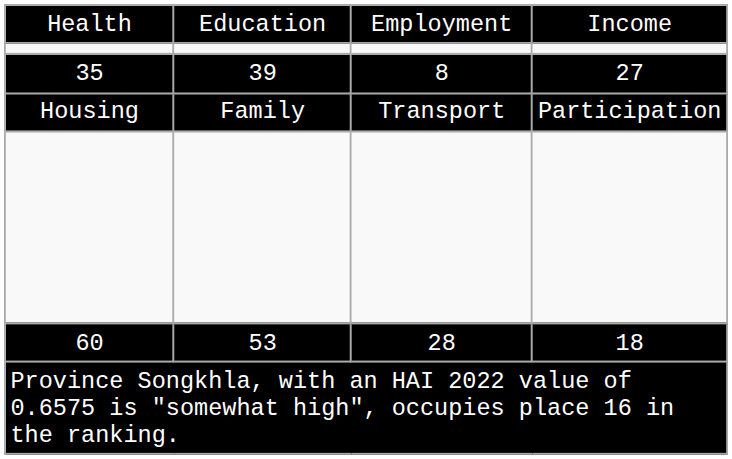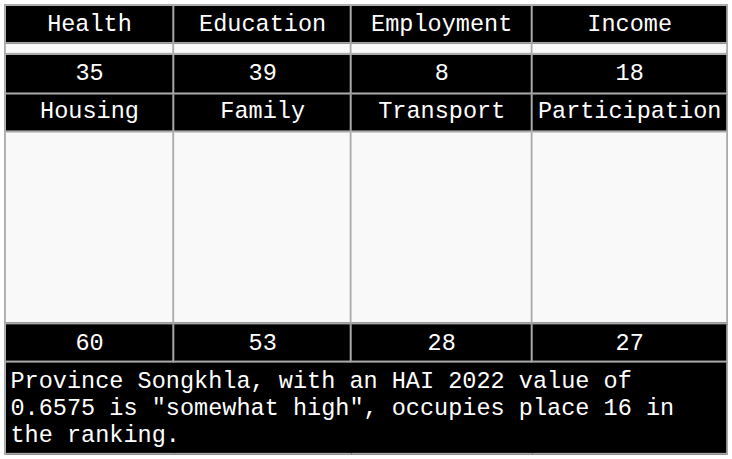(630, 74) 27 -> (630, 74) 18
(630, 343) 18 -> (630, 343) 27
